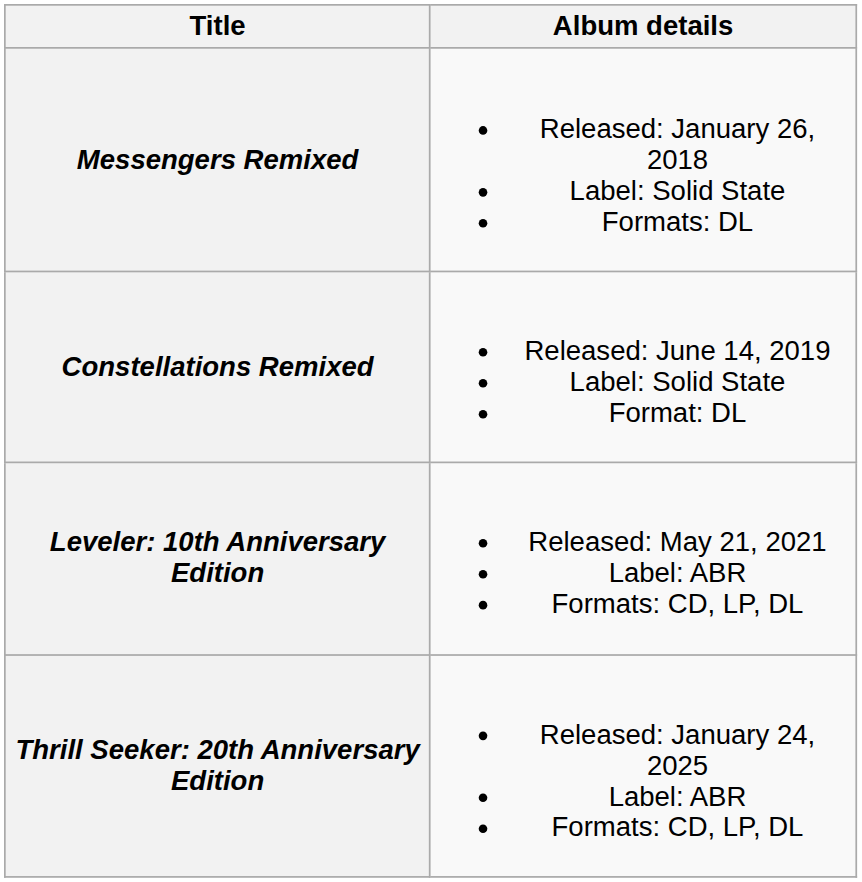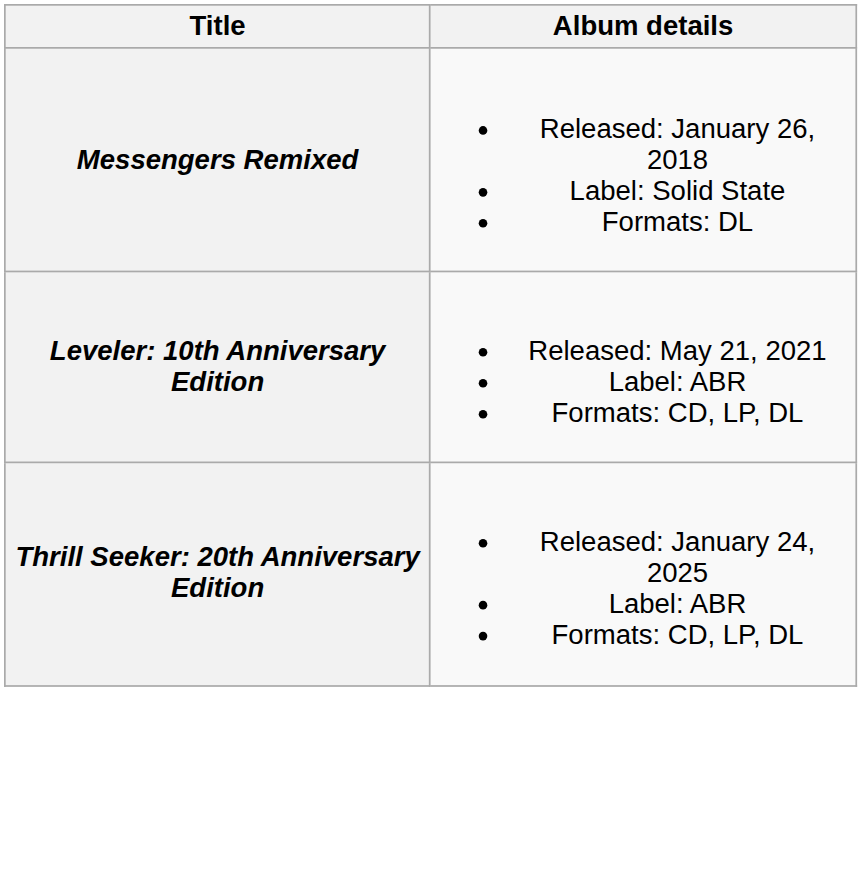- row: (218, 366)
